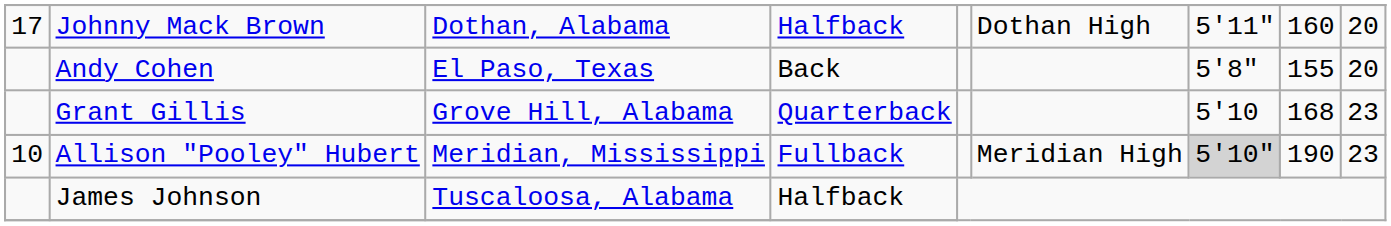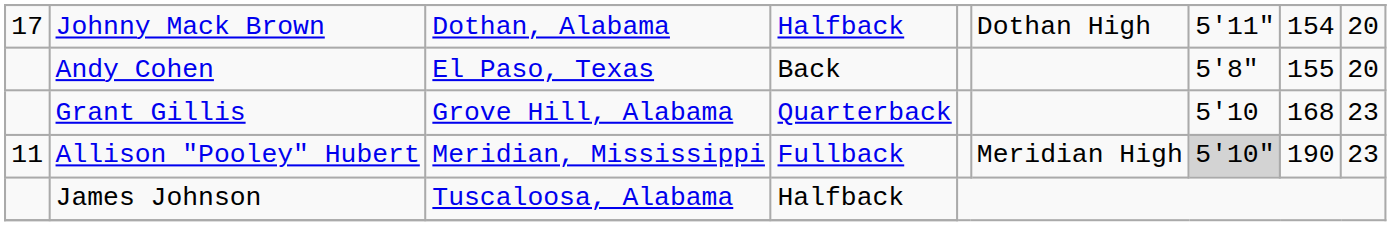(1311, 27) 160 -> (1311, 27) 154
(27, 156) 10 -> (27, 156) 11
